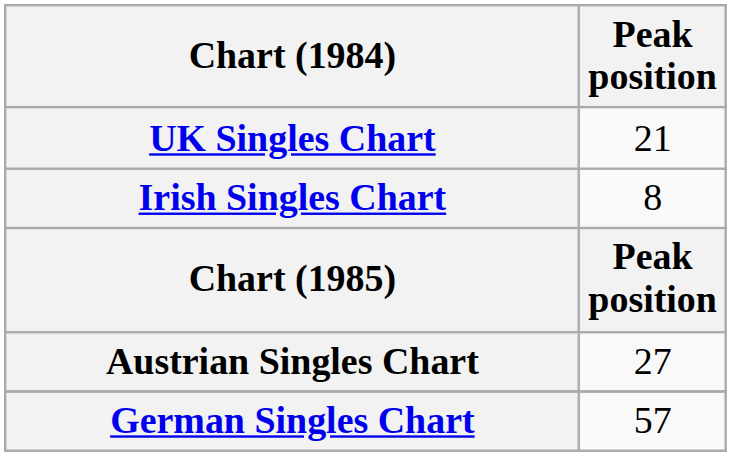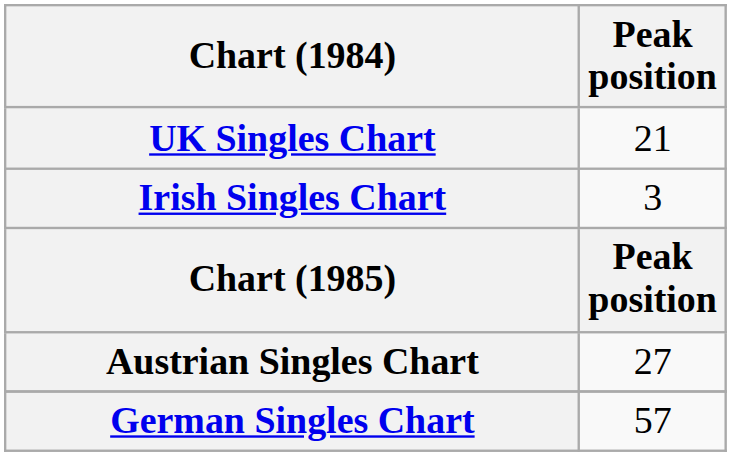(653, 197) 8 -> (653, 197) 3
